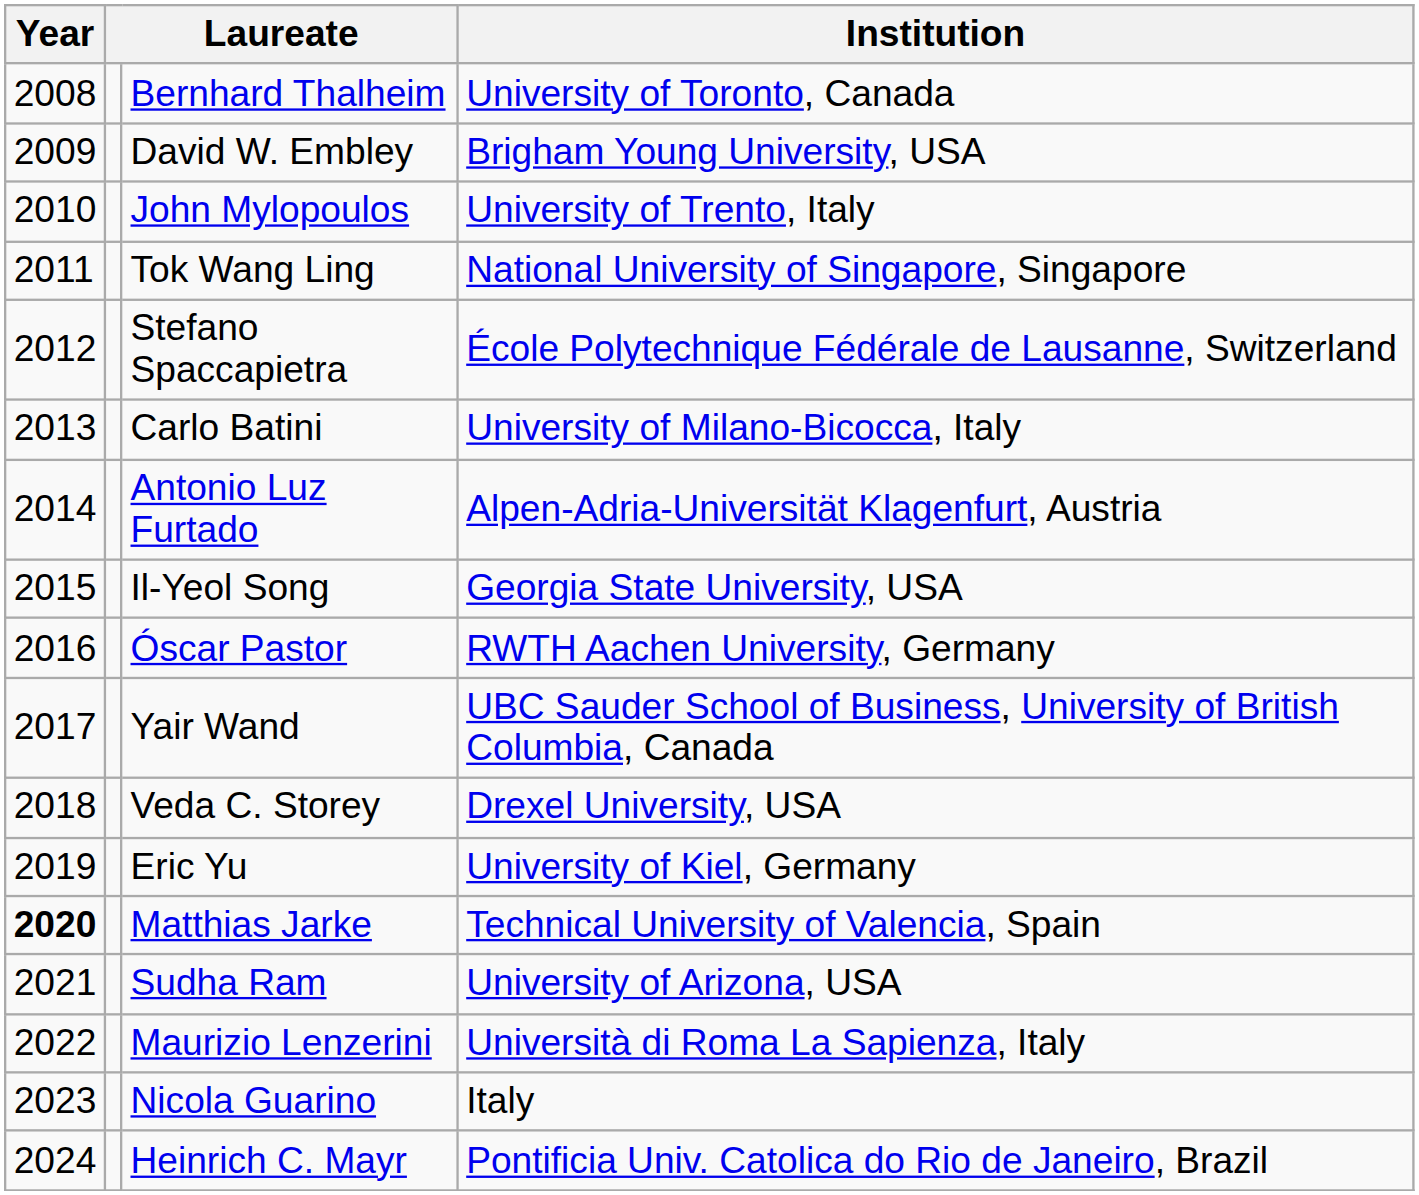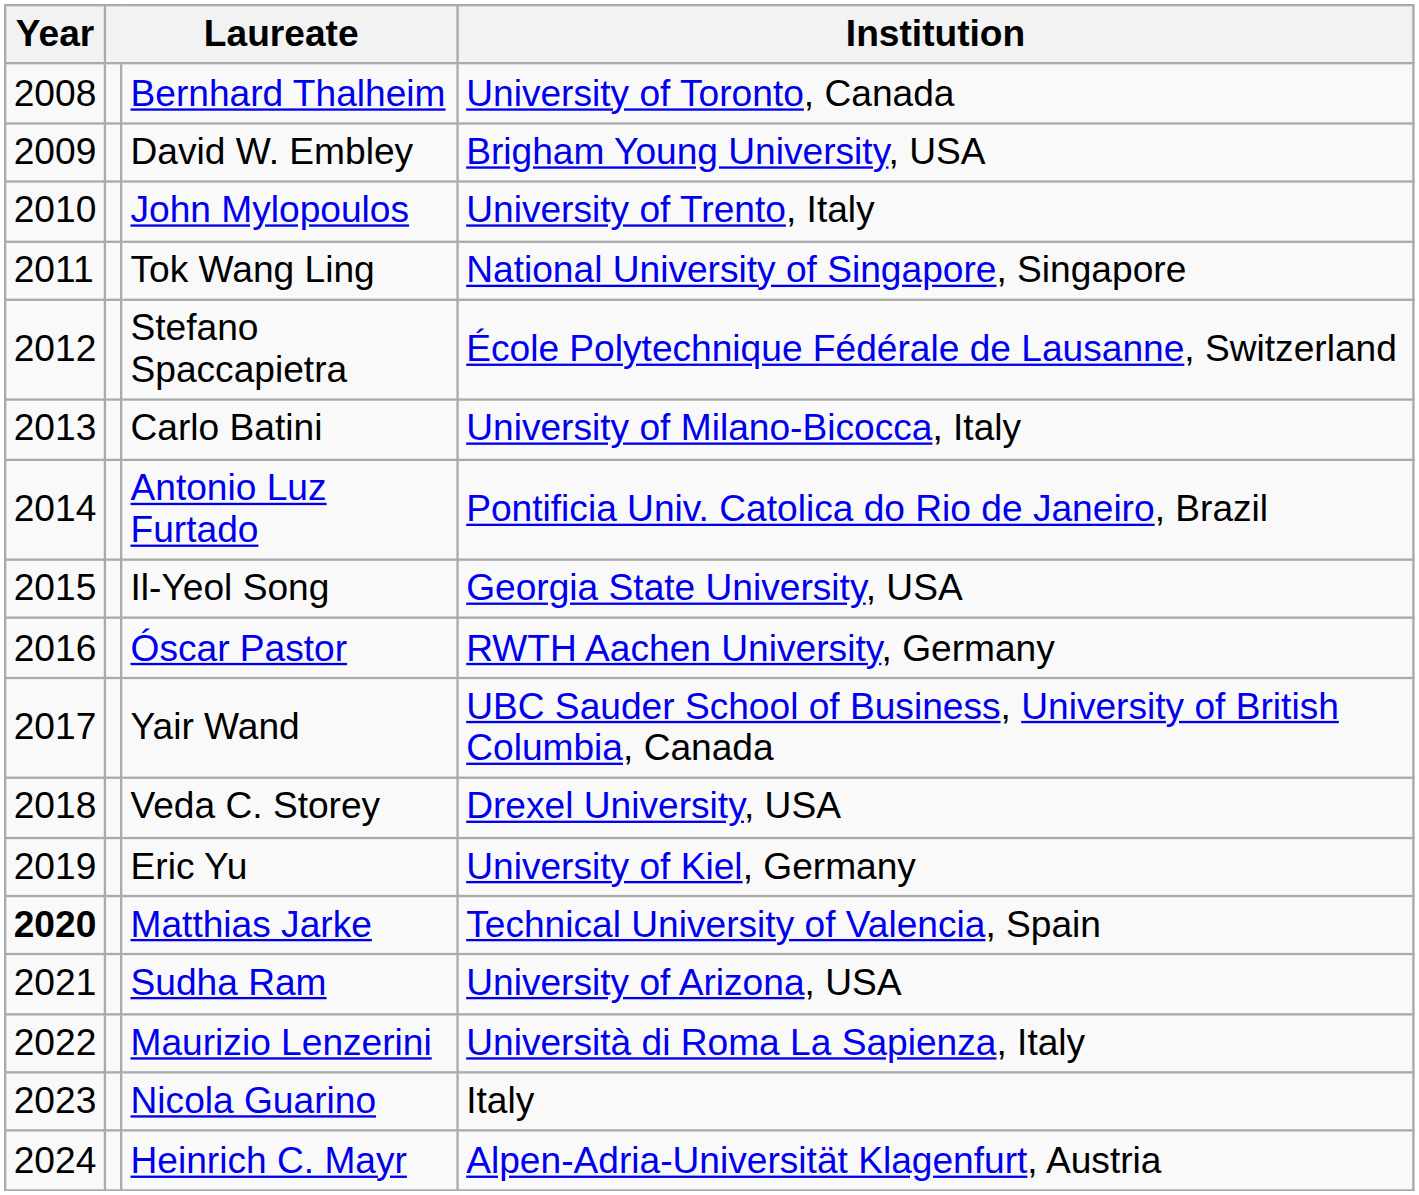(814, 508) Alpen-Adria-Universität Klagenfurt, Austria -> (867, 508) Pontificia Univ. Catolica do Rio de Janeiro, Brazil
(867, 1160) Pontificia Univ. Catolica do Rio de Janeiro, Brazil -> (814, 1160) Alpen-Adria-Universität Klagenfurt, Austria
